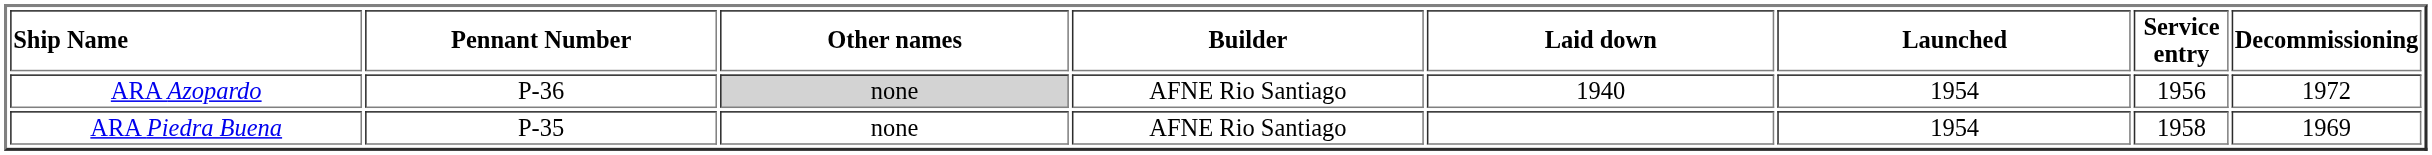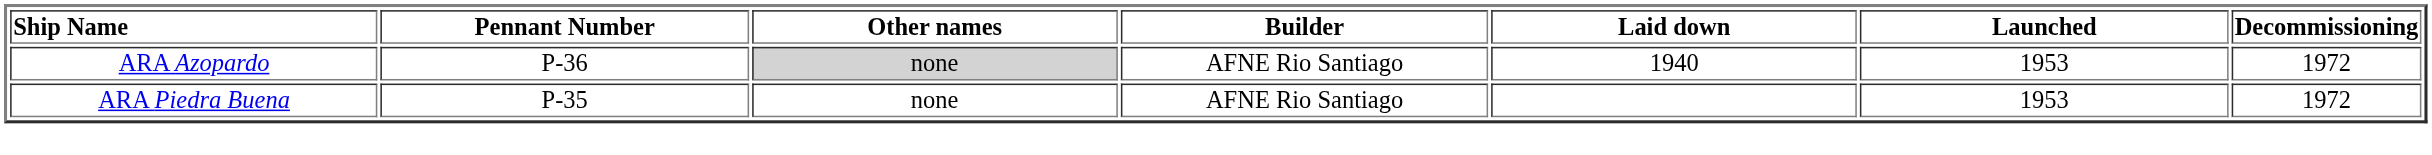- column: (2181, 40)
(1955, 90) 1954 -> (2044, 63) 1953
(1955, 127) 1954 -> (2044, 100) 1953
(2326, 127) 1969 -> (2326, 100) 1972
